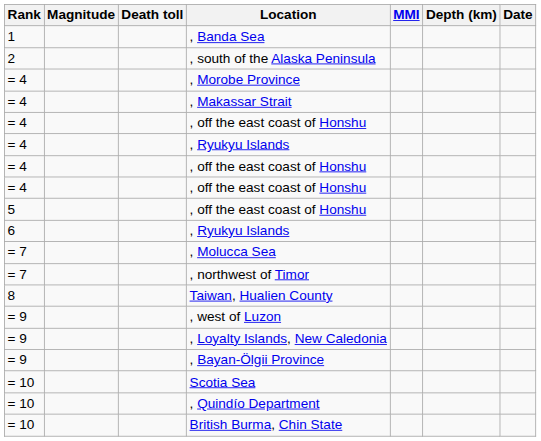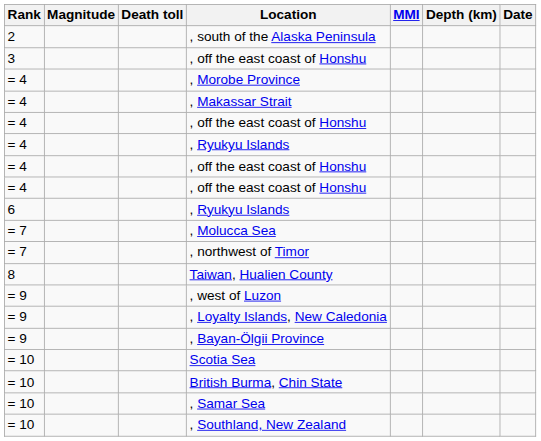- row: (11, 36)
+ row: (11, 58)
- row: (11, 209)
- row: (21, 403)
+ row: (21, 403)
+ row: (21, 425)
